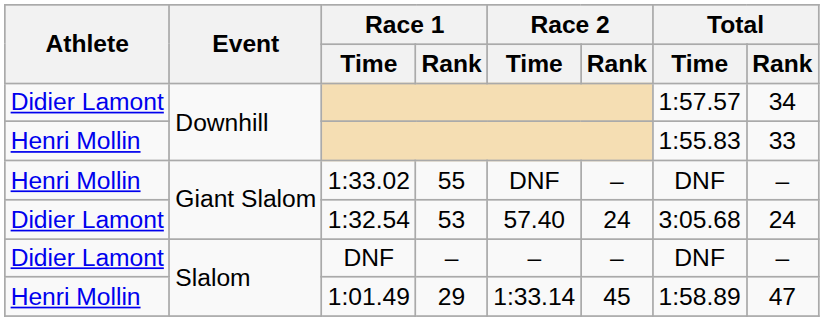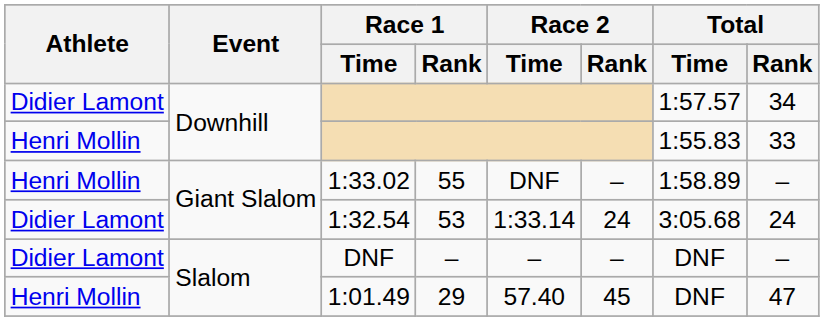(700, 180) DNF -> (700, 180) 1:58.89
(534, 219) 57.40 -> (534, 219) 1:33.14
(534, 297) 1:33.14 -> (534, 297) 57.40
(700, 297) 1:58.89 -> (700, 297) DNF
